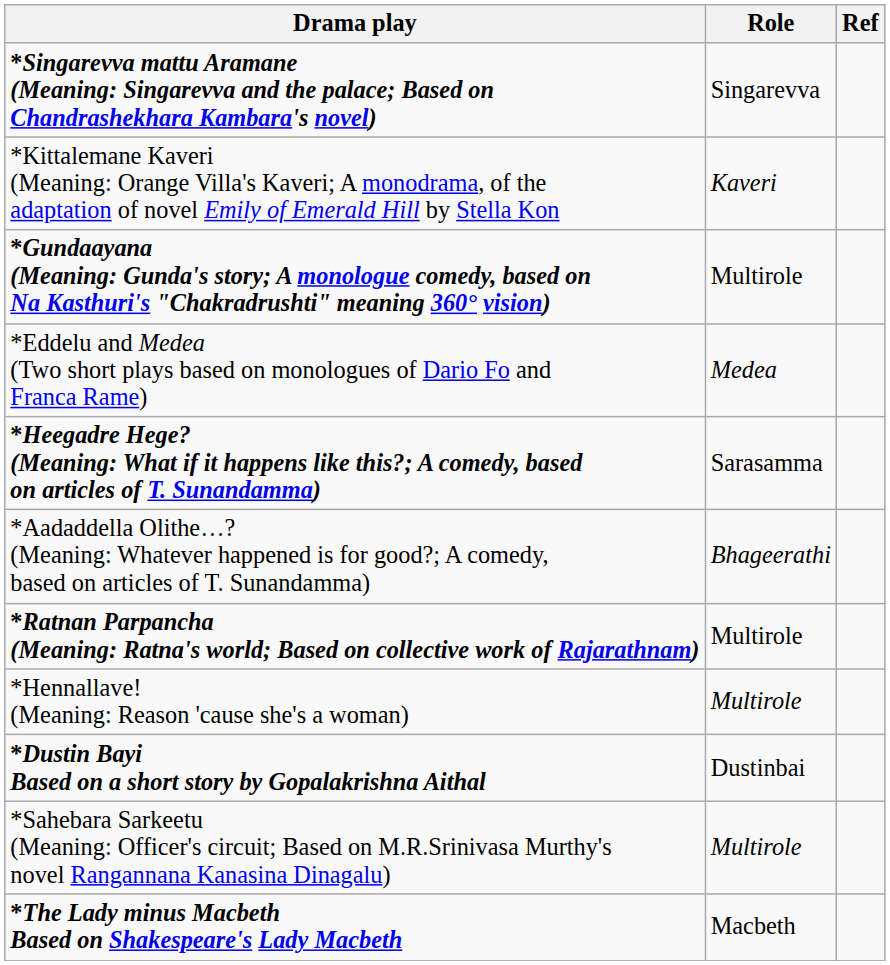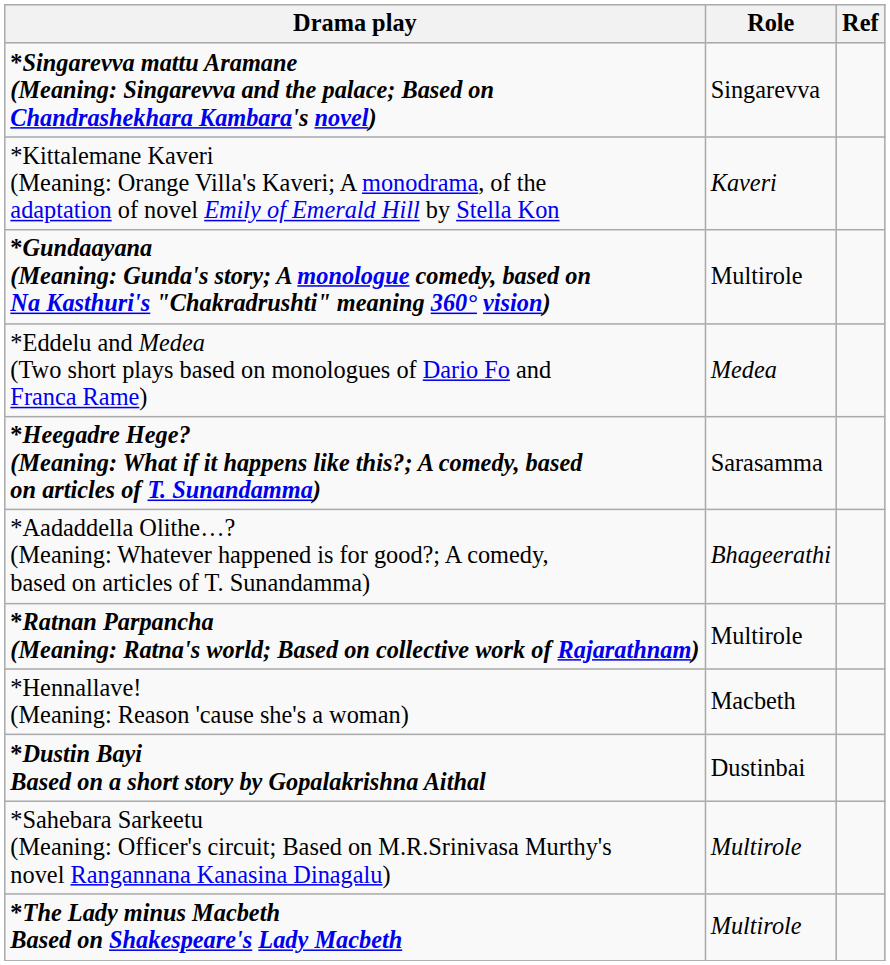(756, 701) Multirole -> (753, 701) Macbeth
(753, 926) Macbeth -> (756, 926) Multirole
